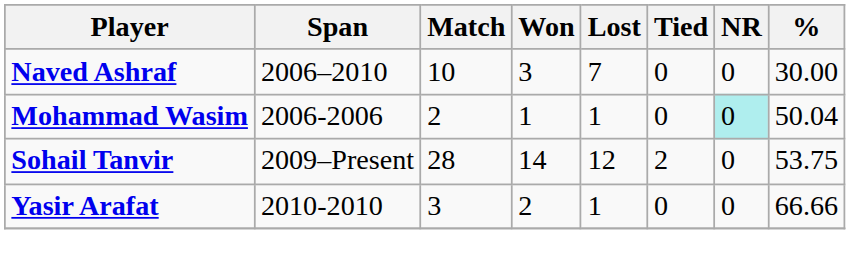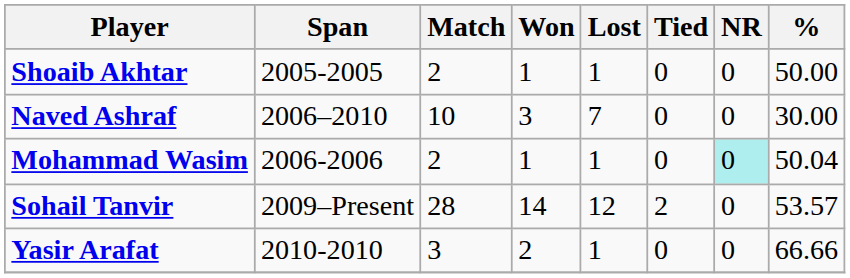+ row: (99, 71)
(806, 160) 53.75 -> (806, 205) 53.57
